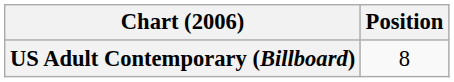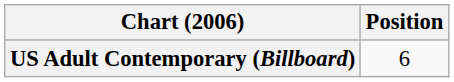(404, 58) 8 -> (404, 58) 6
